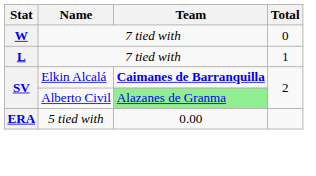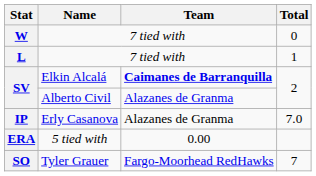(171, 98) lightgreen background -> (179, 98) no background
+ row: (21, 118)
+ row: (21, 160)
